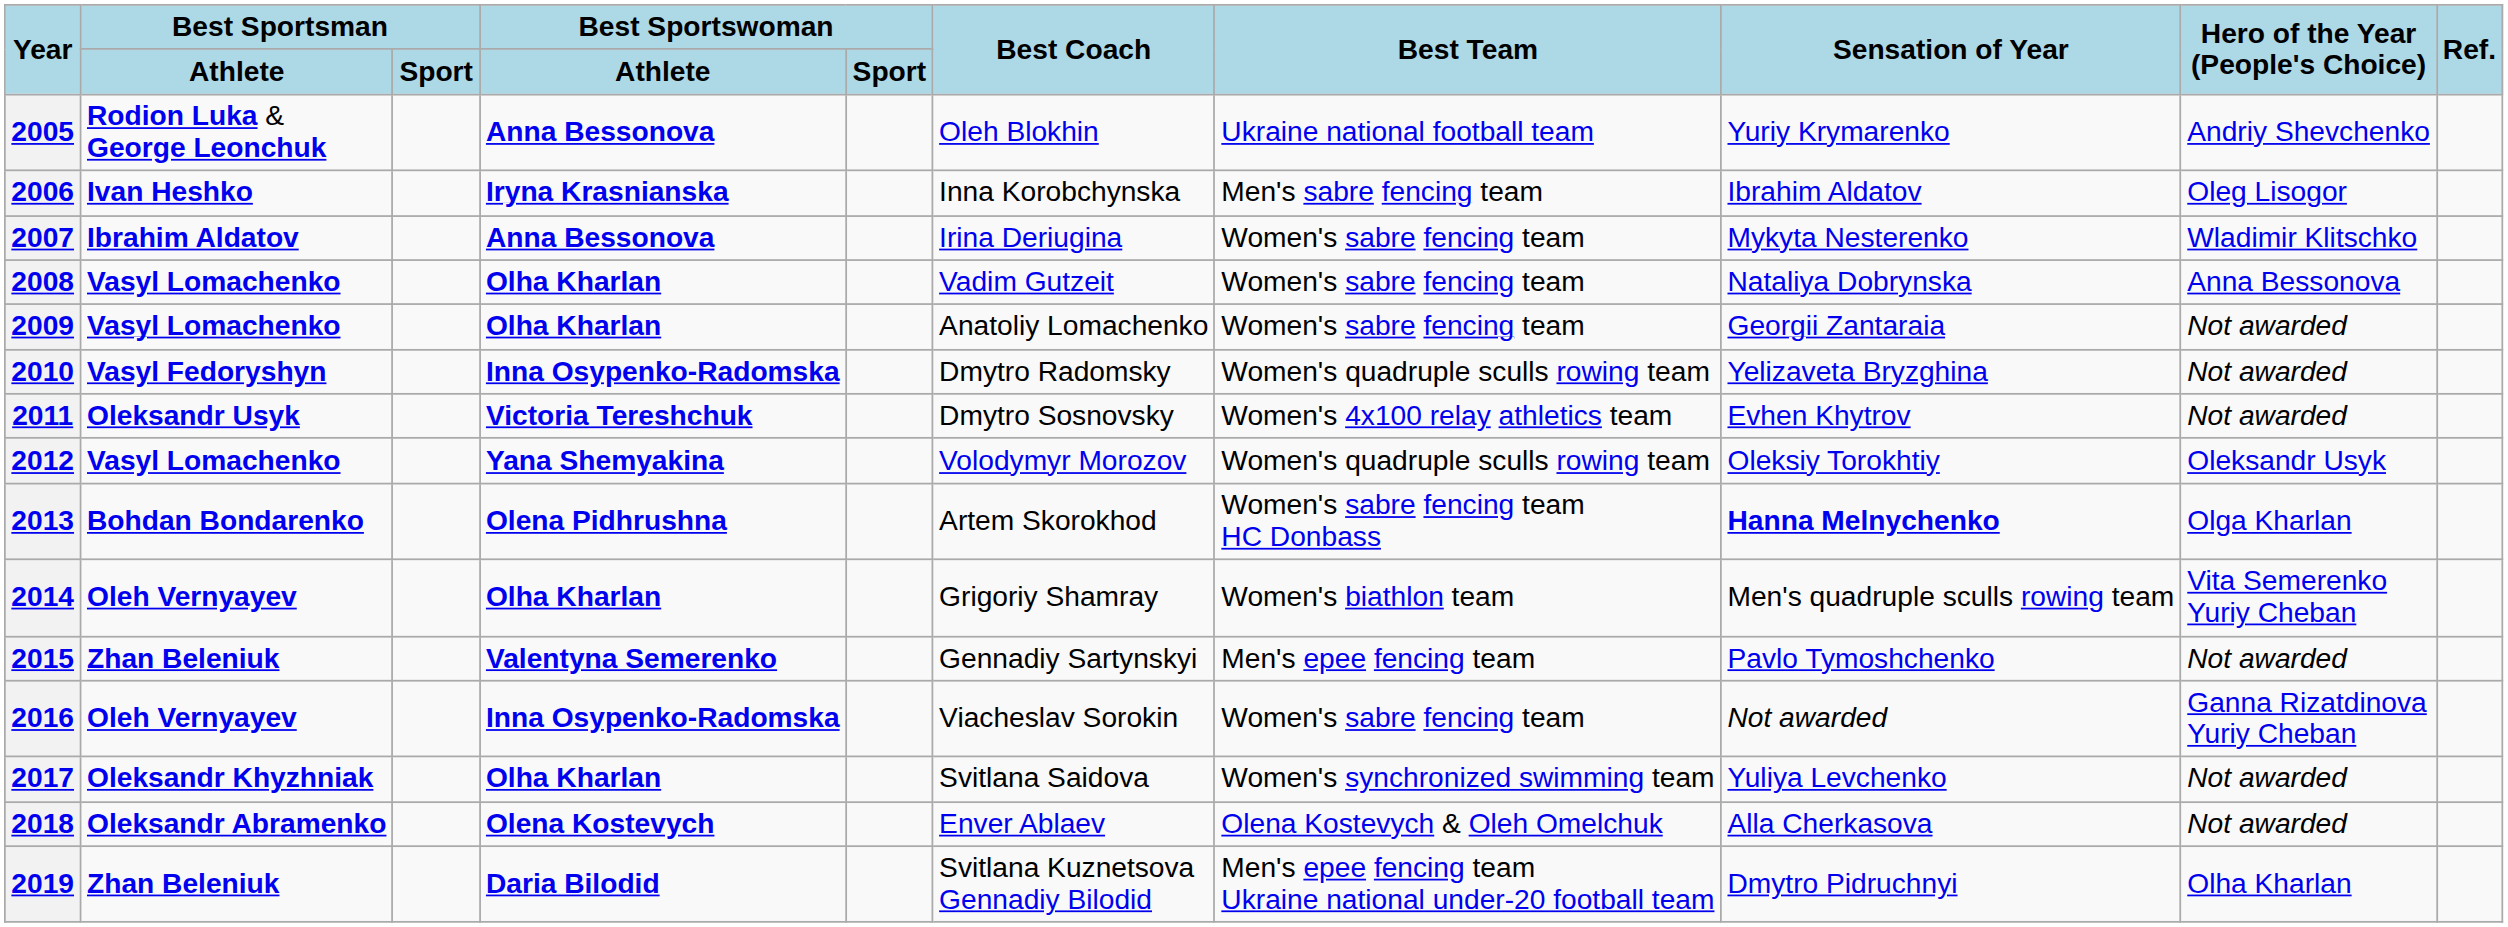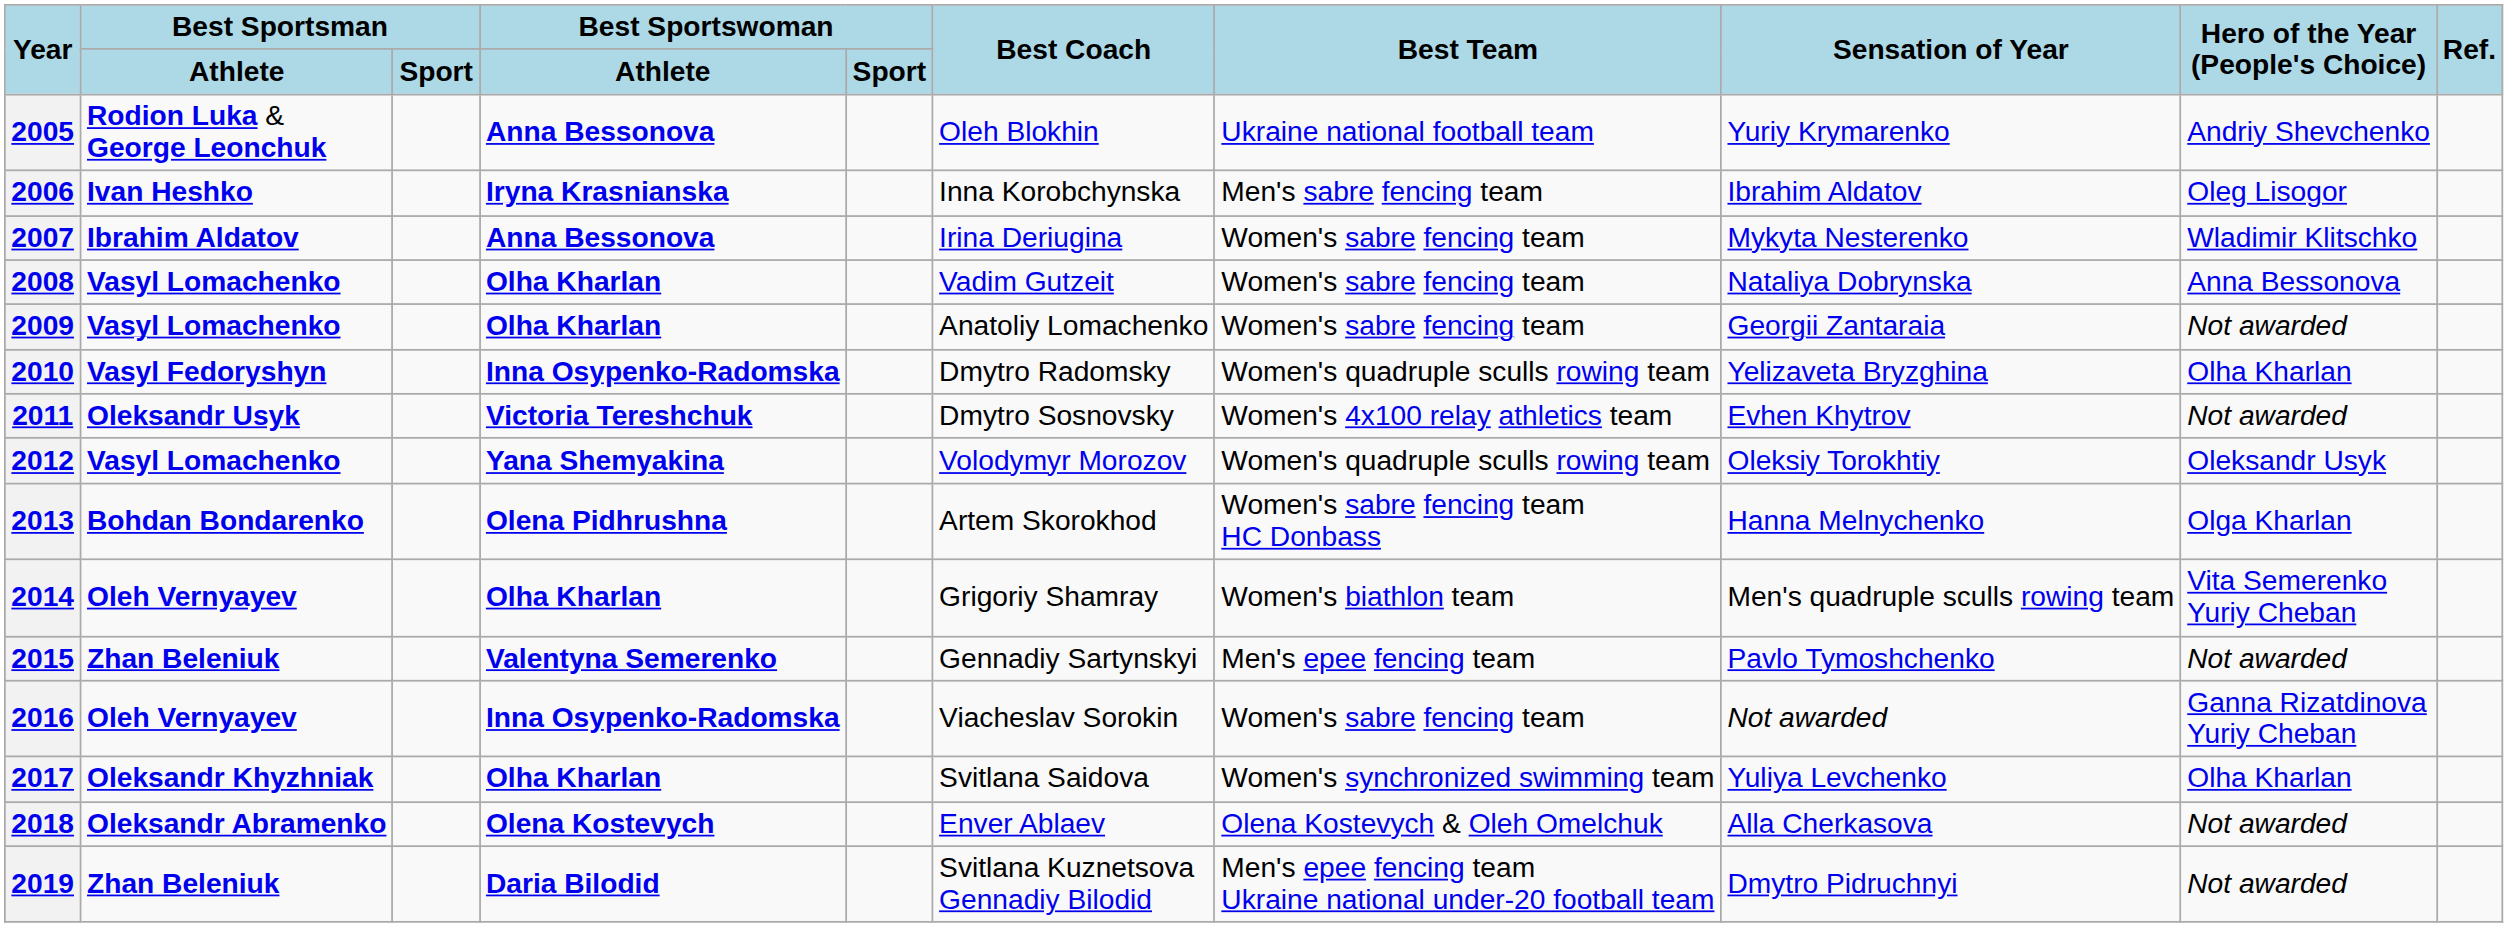(2267, 371) Not awarded -> (2269, 371) Olha Kharlan
(1864, 520) bold -> (1856, 520) normal
(2267, 778) Not awarded -> (2269, 778) Olha Kharlan
(2269, 883) Olha Kharlan -> (2267, 883) Not awarded
